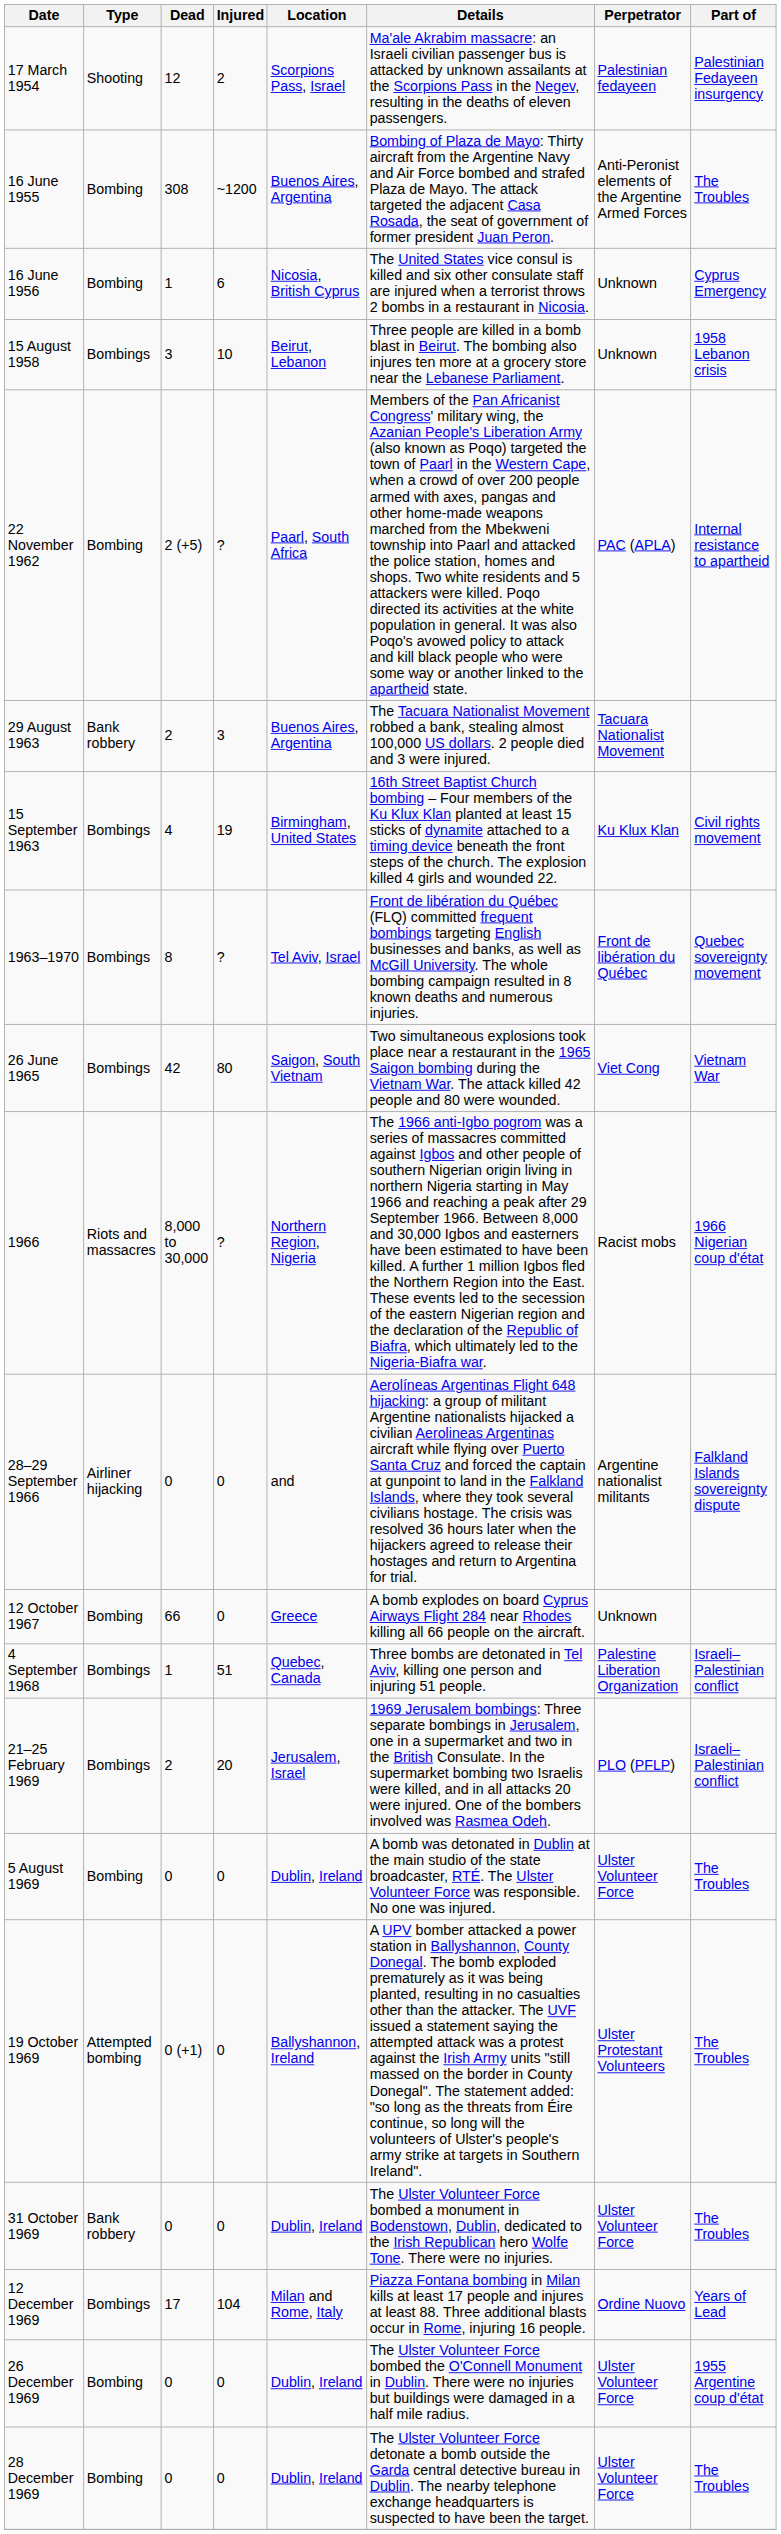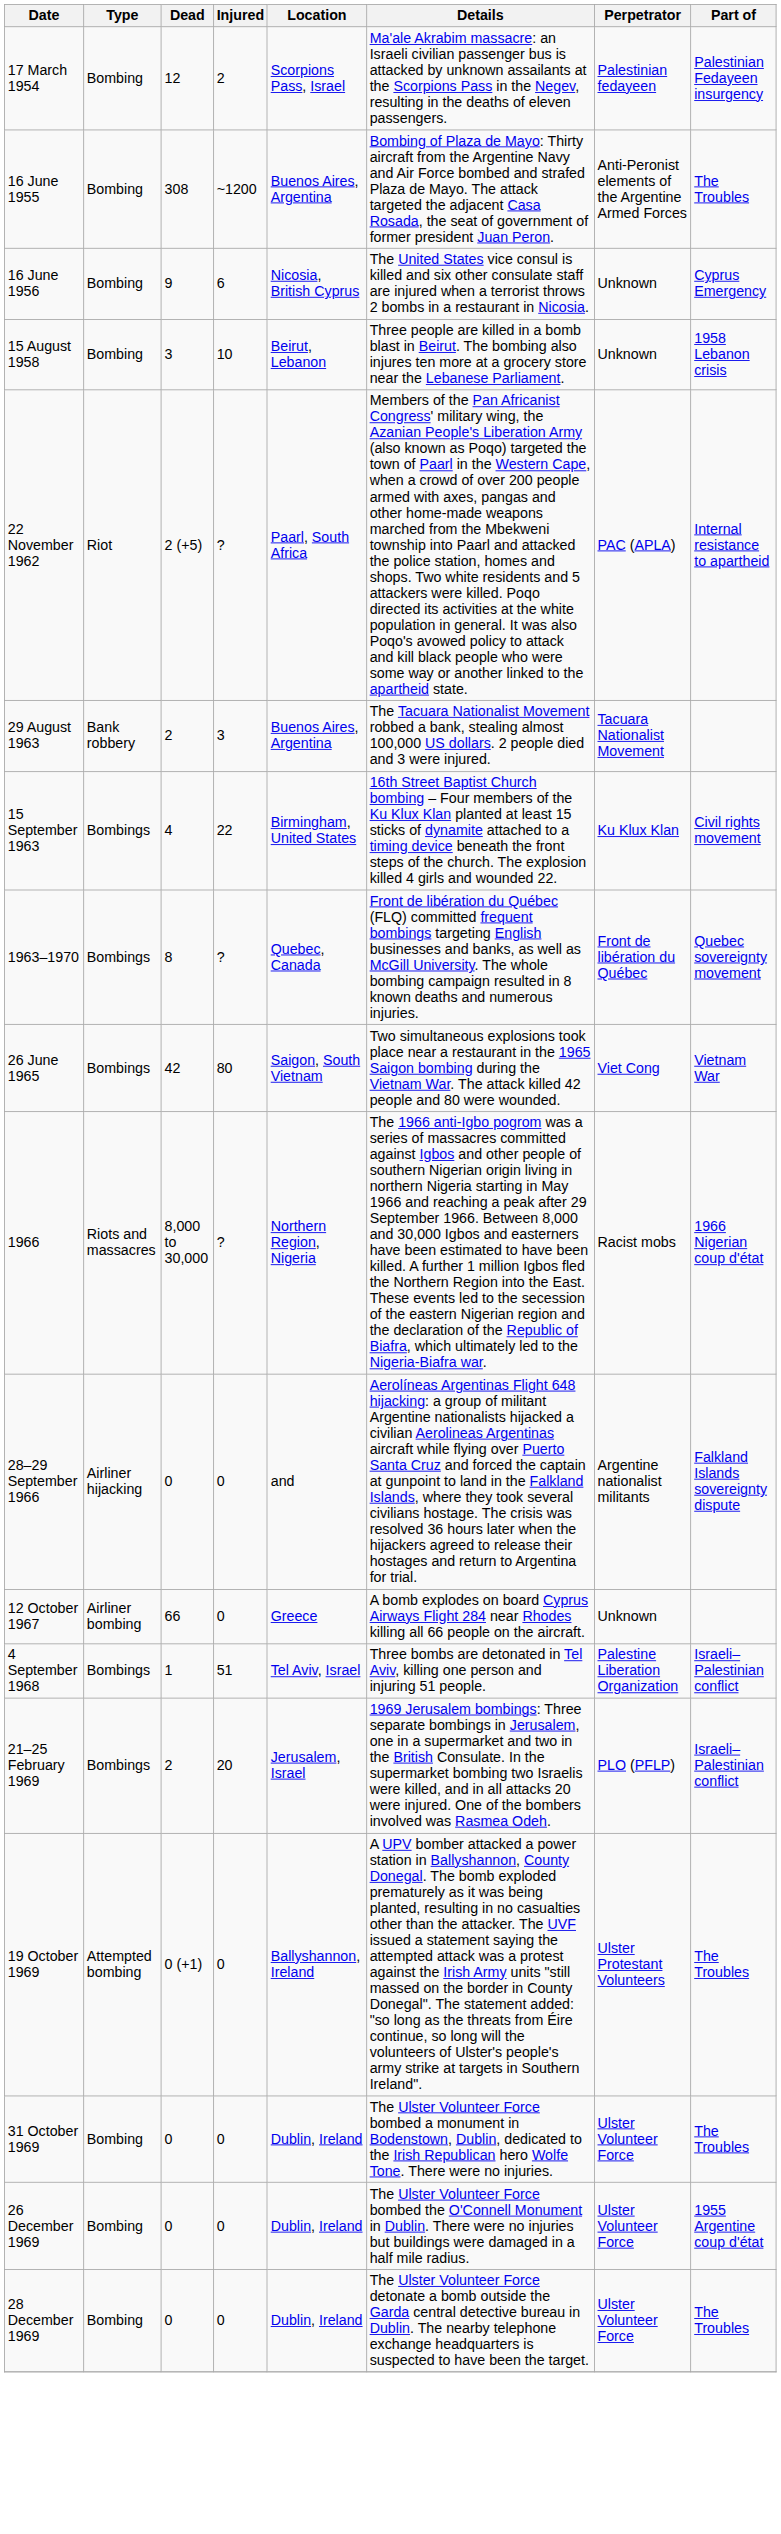(115, 78) Shooting -> (115, 78) Bombing
(169, 283) 1 -> (169, 283) 9
(118, 354) Bombings -> (115, 354) Bombing
(115, 545) Bombing -> (99, 545) Riot
(225, 830) 19 -> (225, 830) 22
(316, 957) Tel Aviv, Israel -> (298, 957) Quebec, Canada
(115, 1616) Bombing -> (114, 1616) Airliner bombing
(298, 1671) Quebec, Canada -> (316, 1671) Tel Aviv, Israel
- row: (35, 1876)
(111, 2225) Bank robbery -> (115, 2139) Bombing
- row: (41, 2304)
